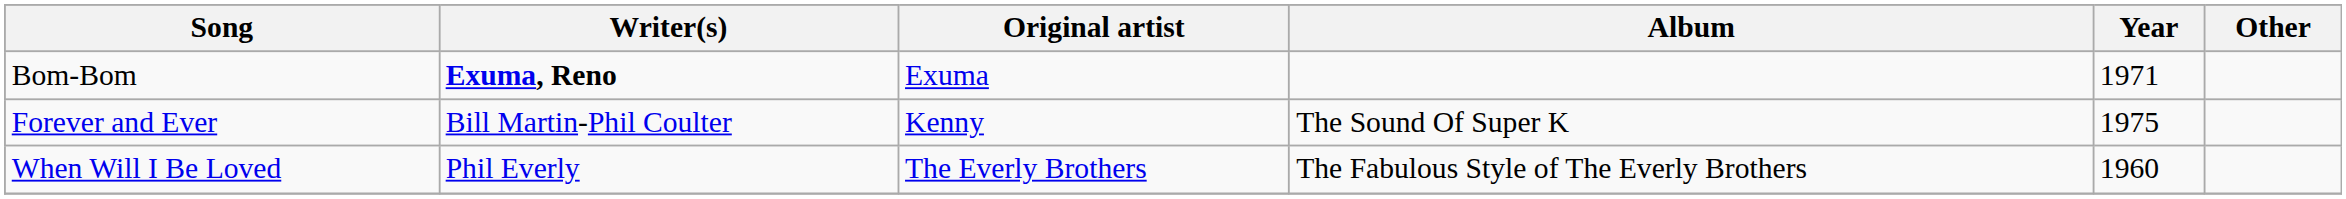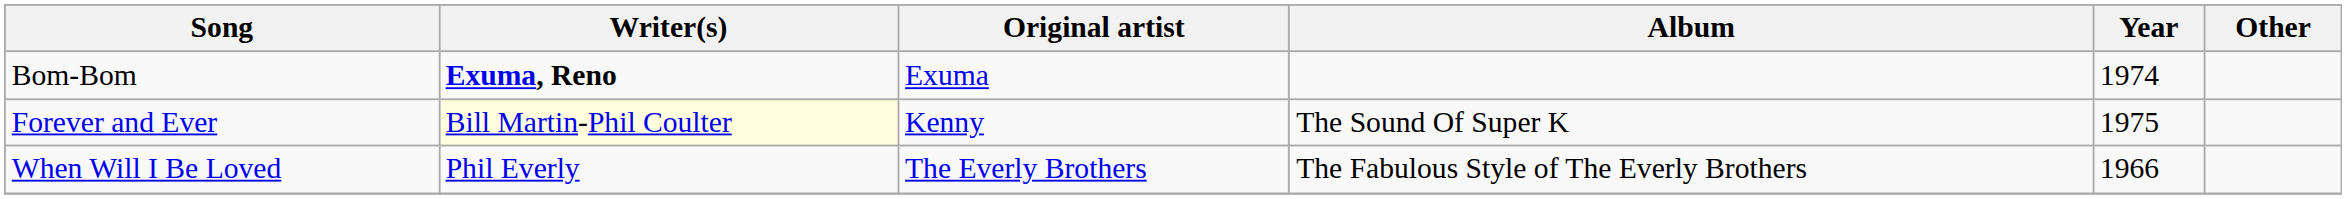(2129, 74) 1971 -> (2129, 74) 1974
(589, 121) no background -> (589, 121) lightyellow background
(2129, 168) 1960 -> (2129, 168) 1966
